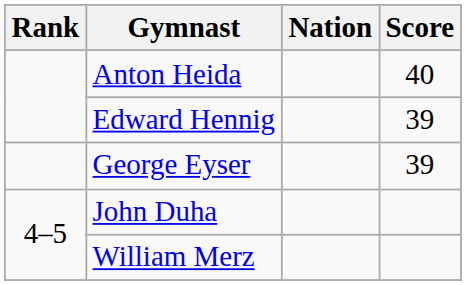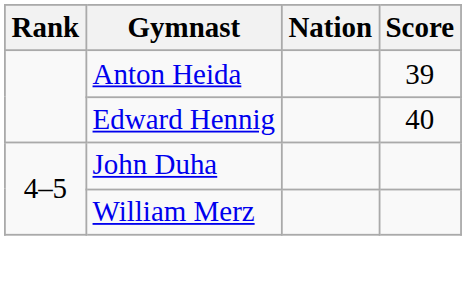(420, 73) 40 -> (420, 73) 39
(420, 119) 39 -> (420, 119) 40
- row: (171, 165)
